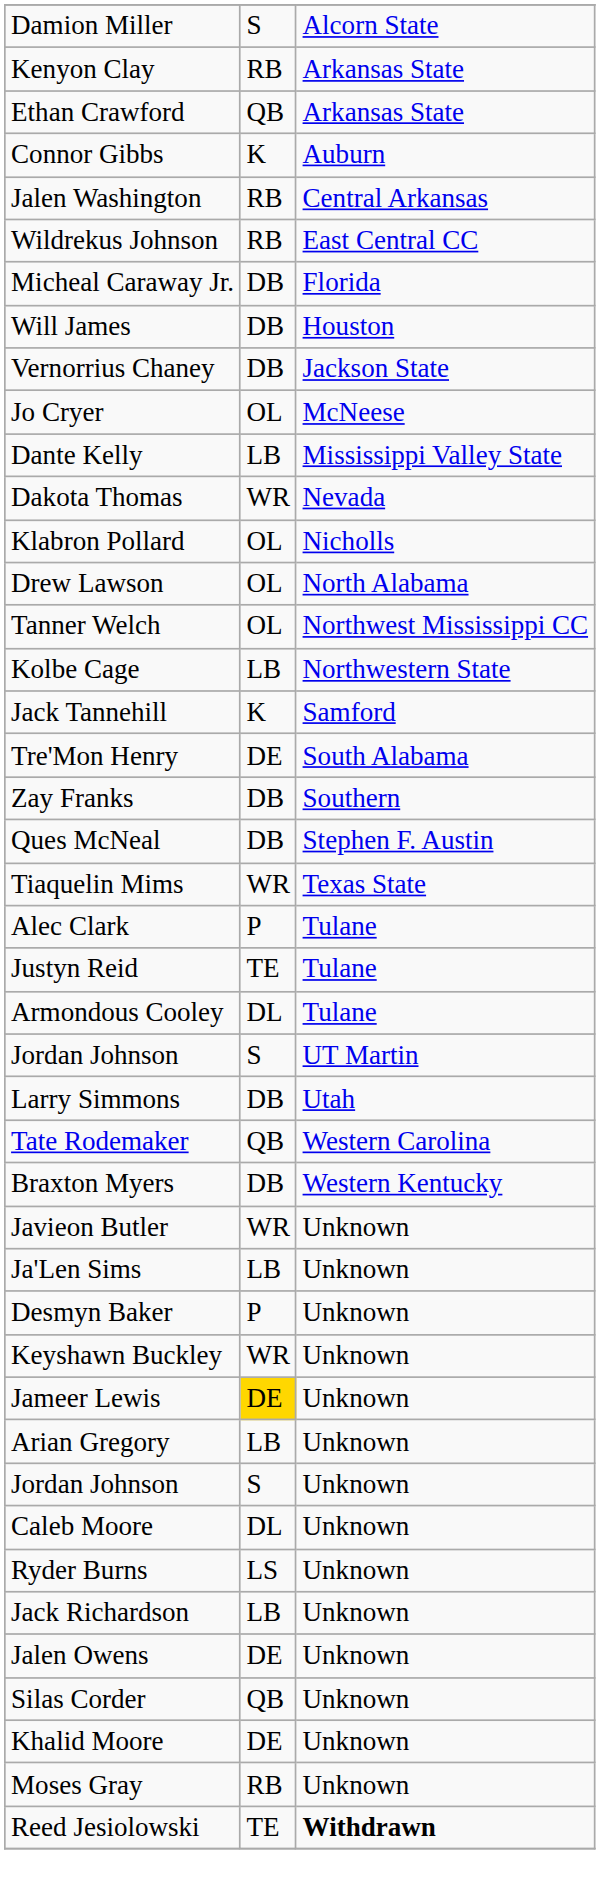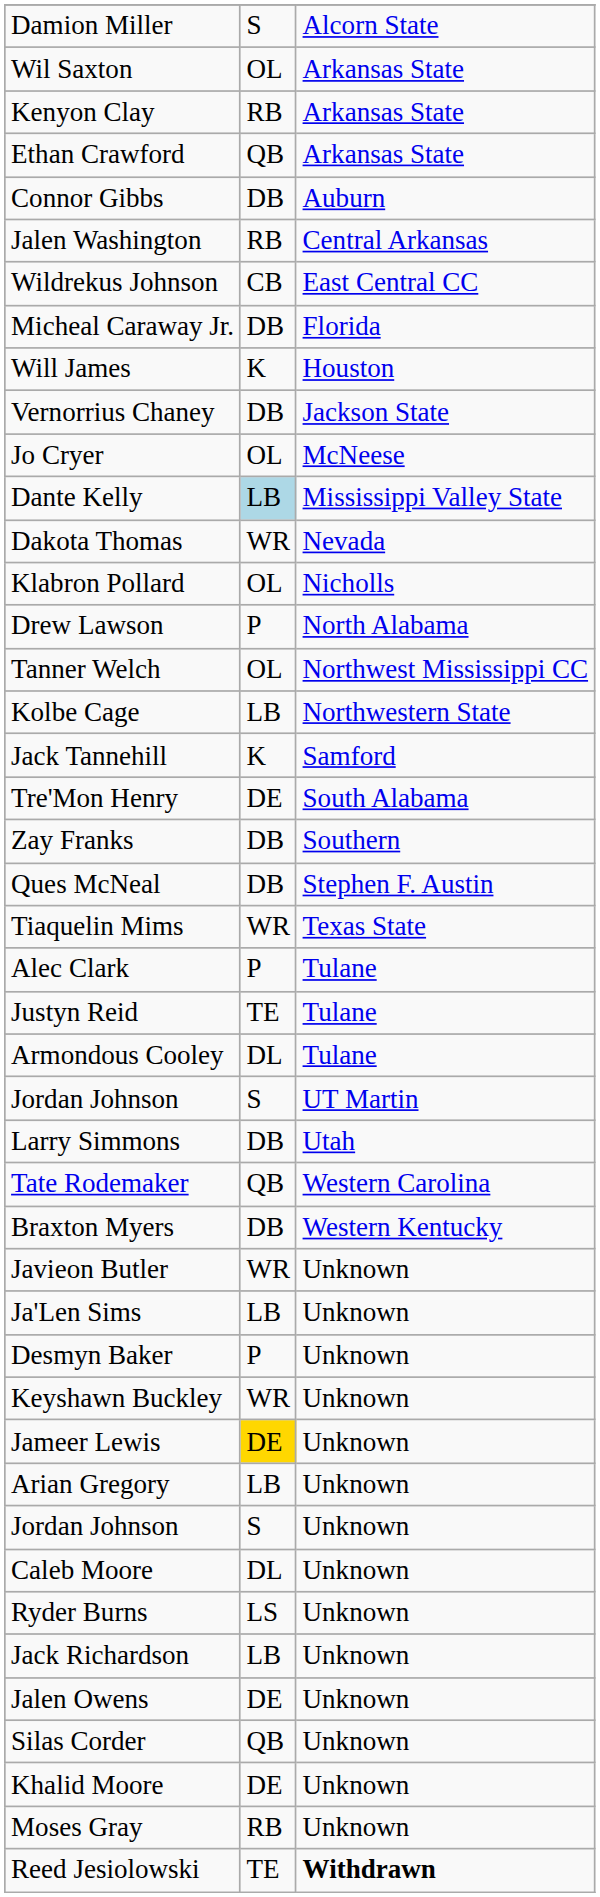+ row: (72, 68)
(256, 154) K -> (265, 197) DB
(265, 240) RB -> (265, 283) CB
(265, 326) DB -> (256, 369) K
(264, 454) no background -> (264, 497) lightblue background
(265, 583) OL -> (254, 626) P
